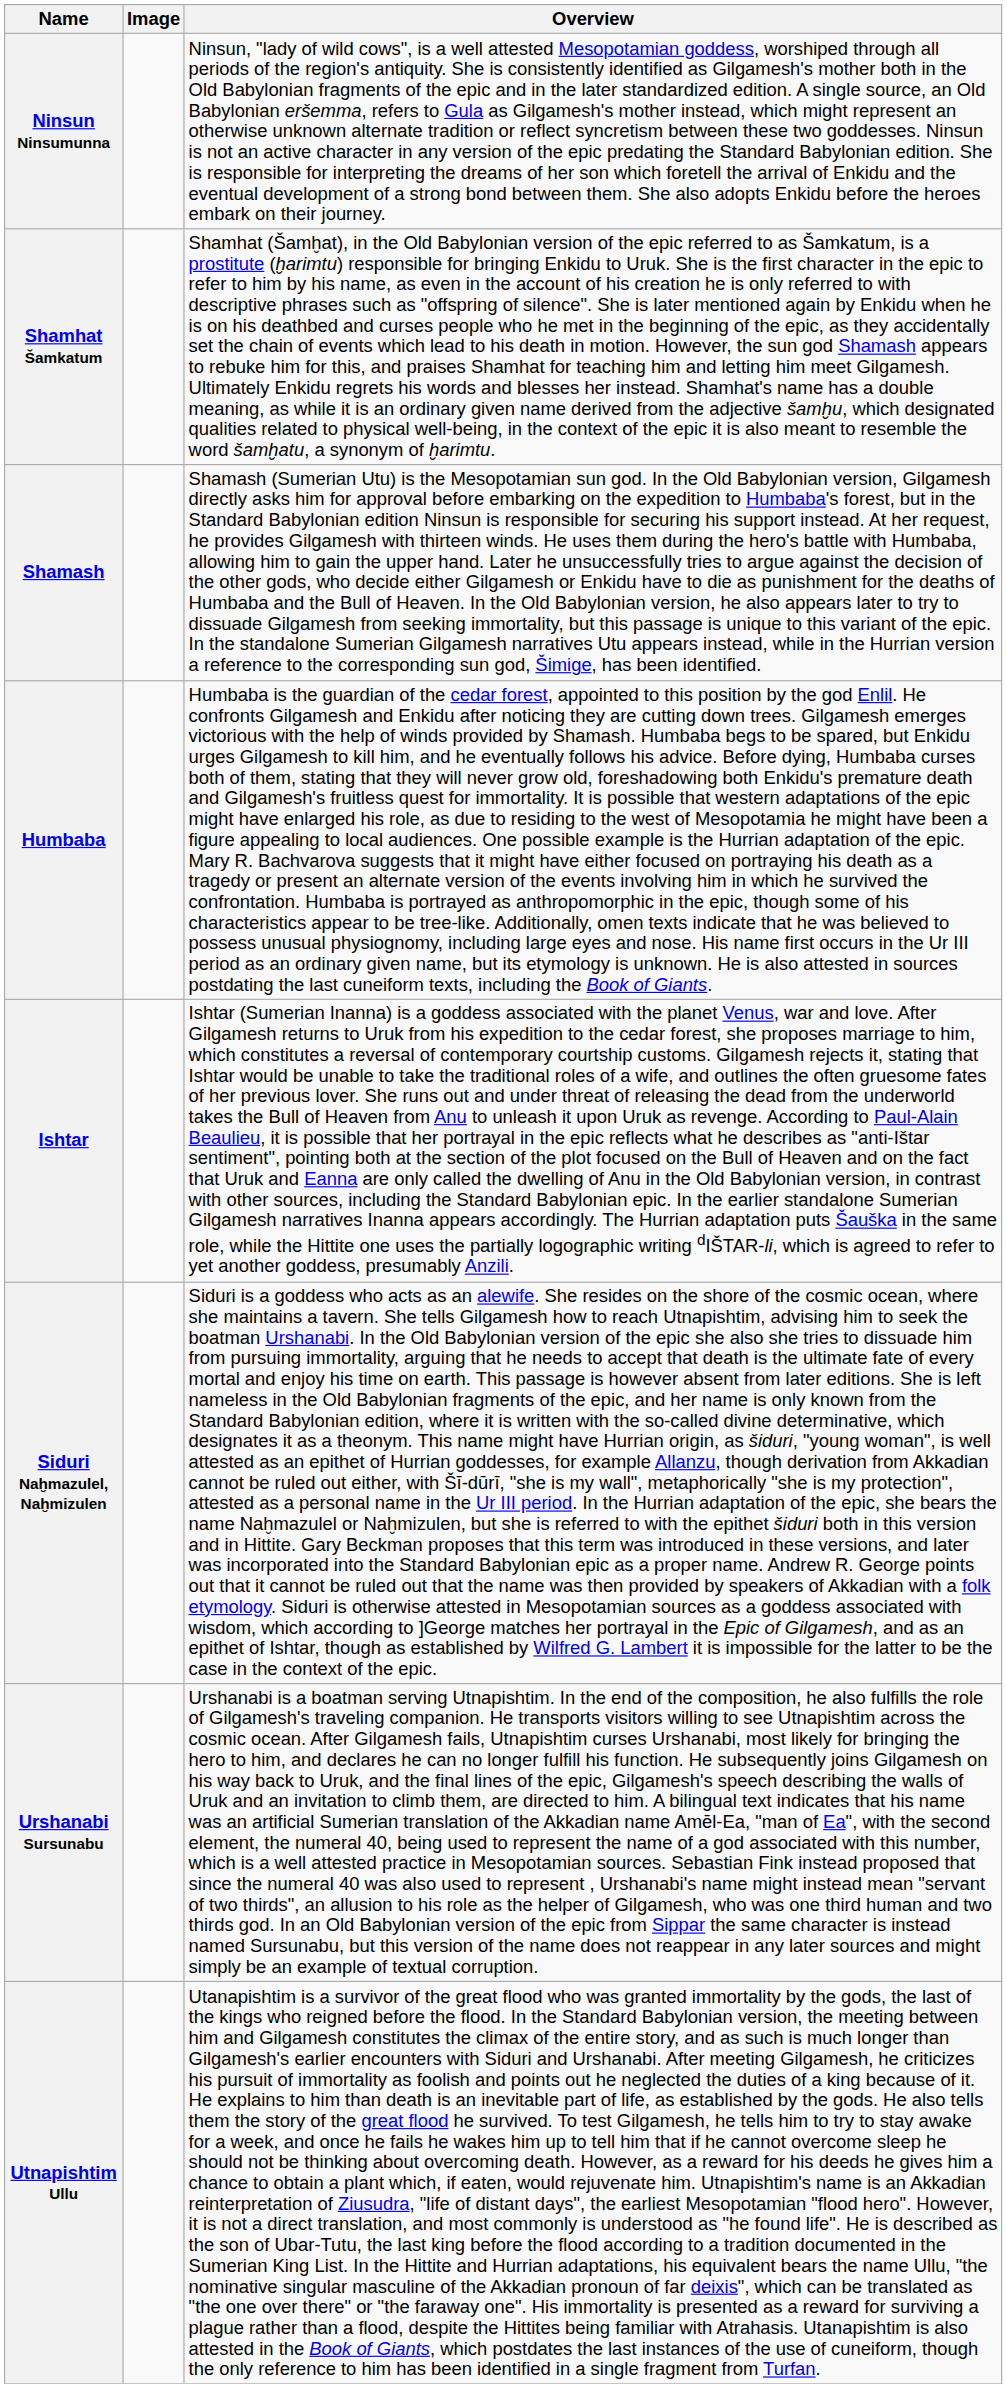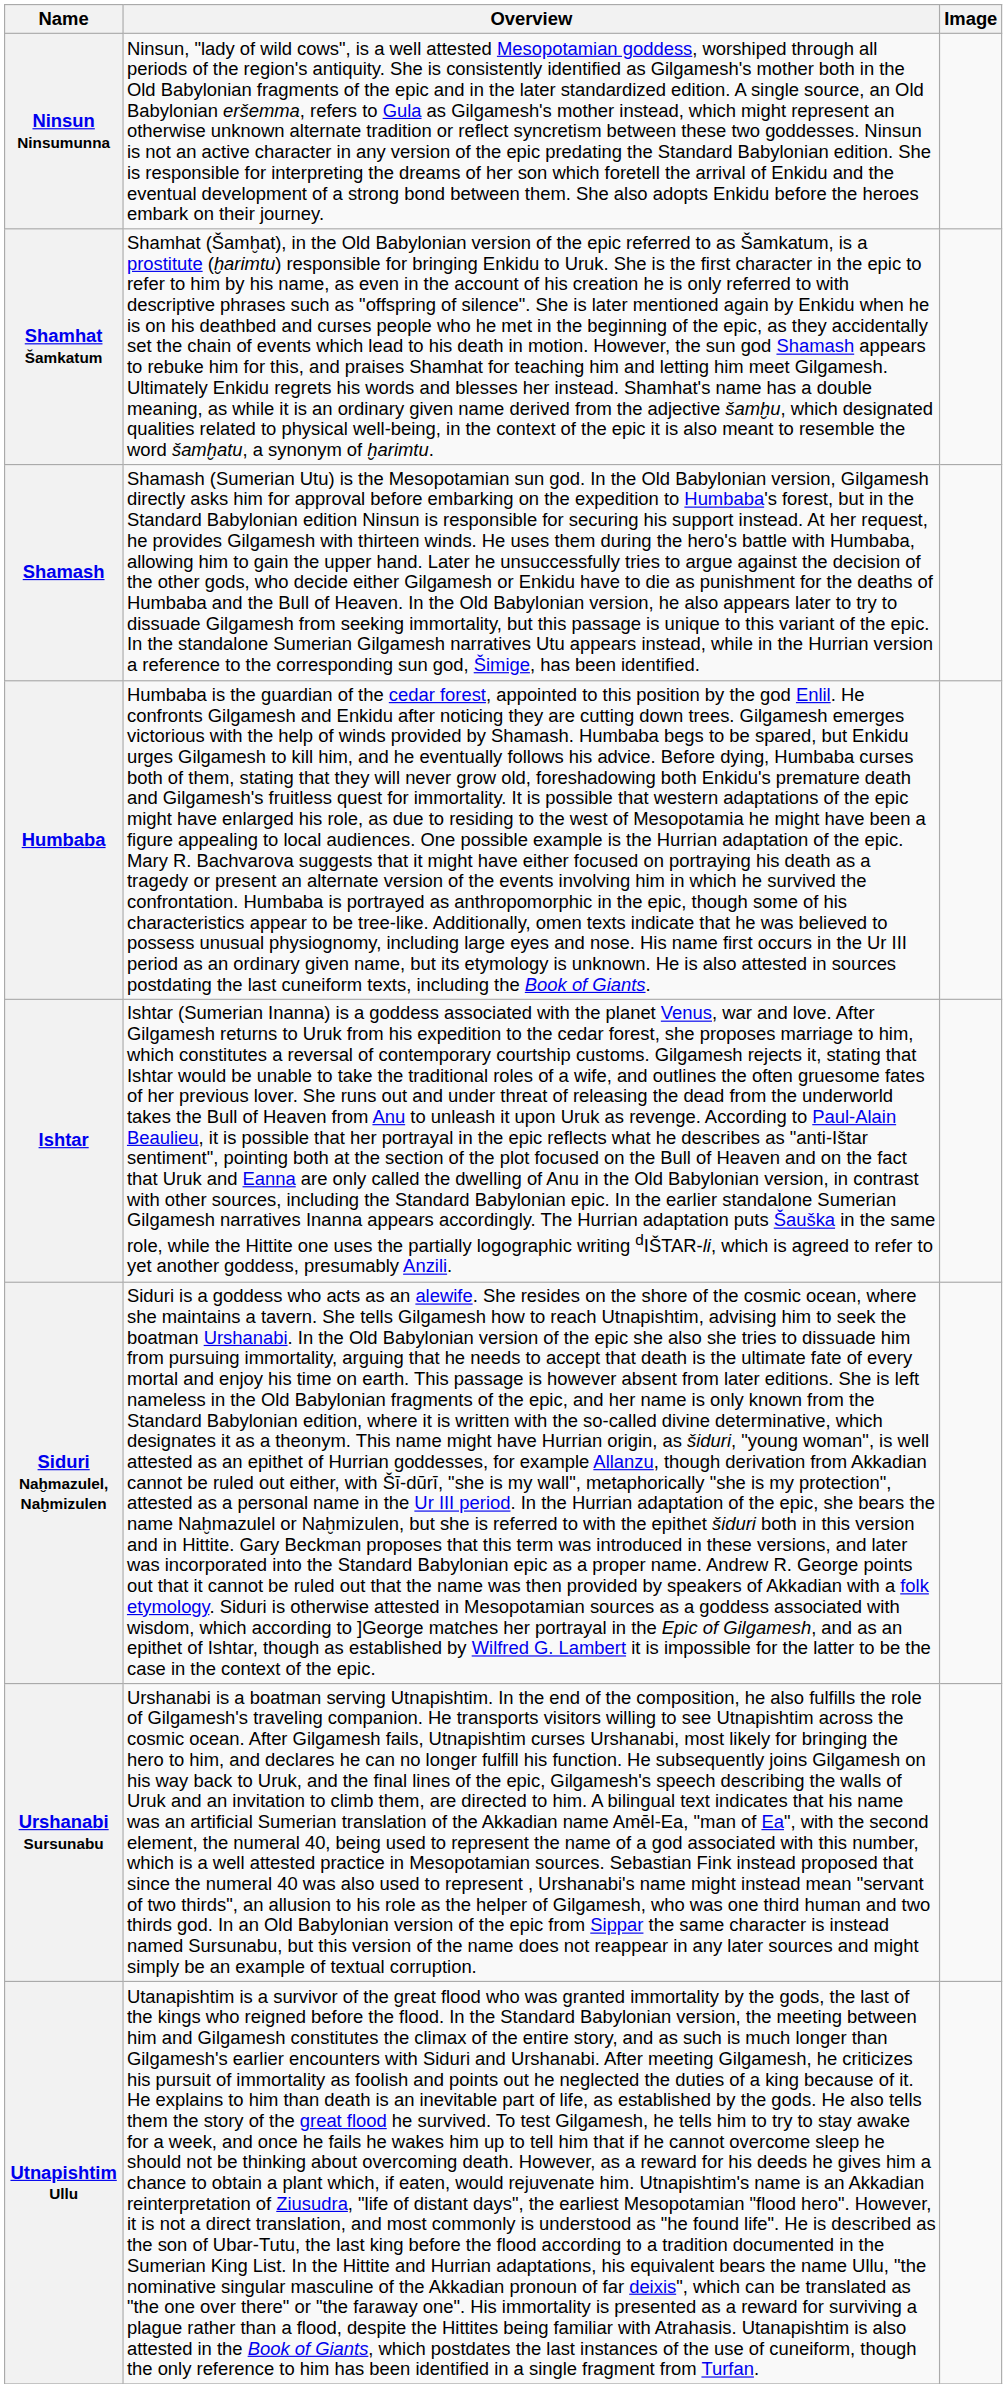columns swapped: (154, 19) <-> (593, 19)
